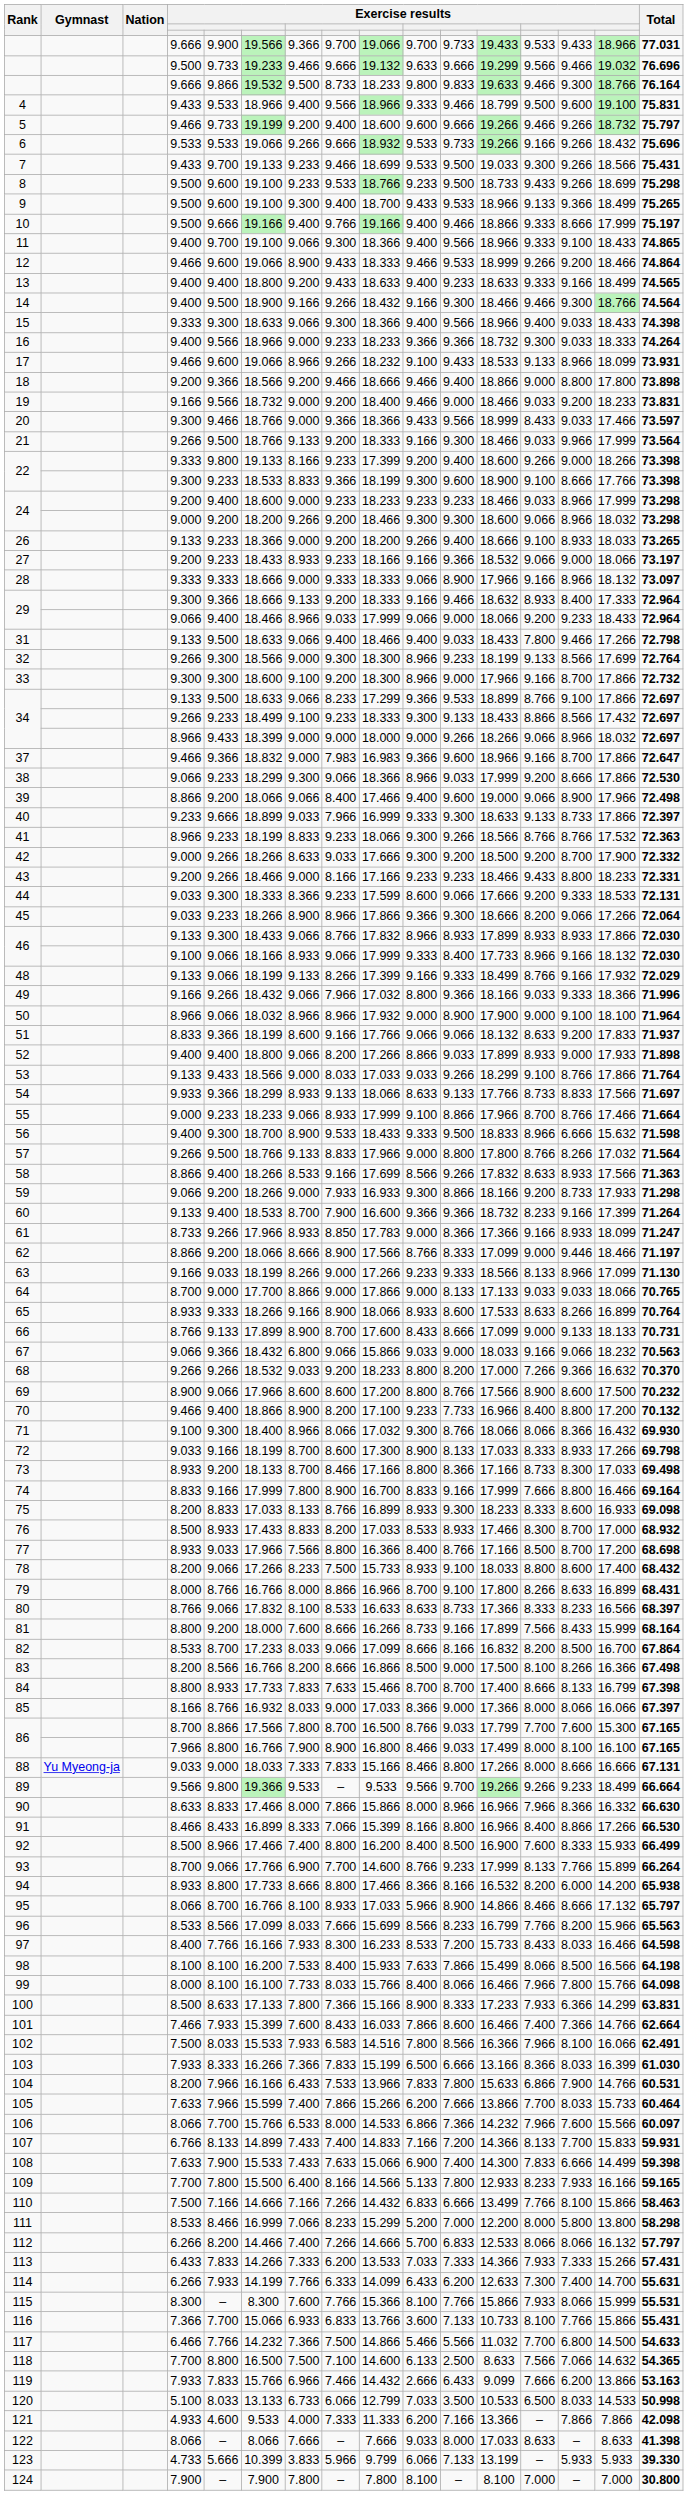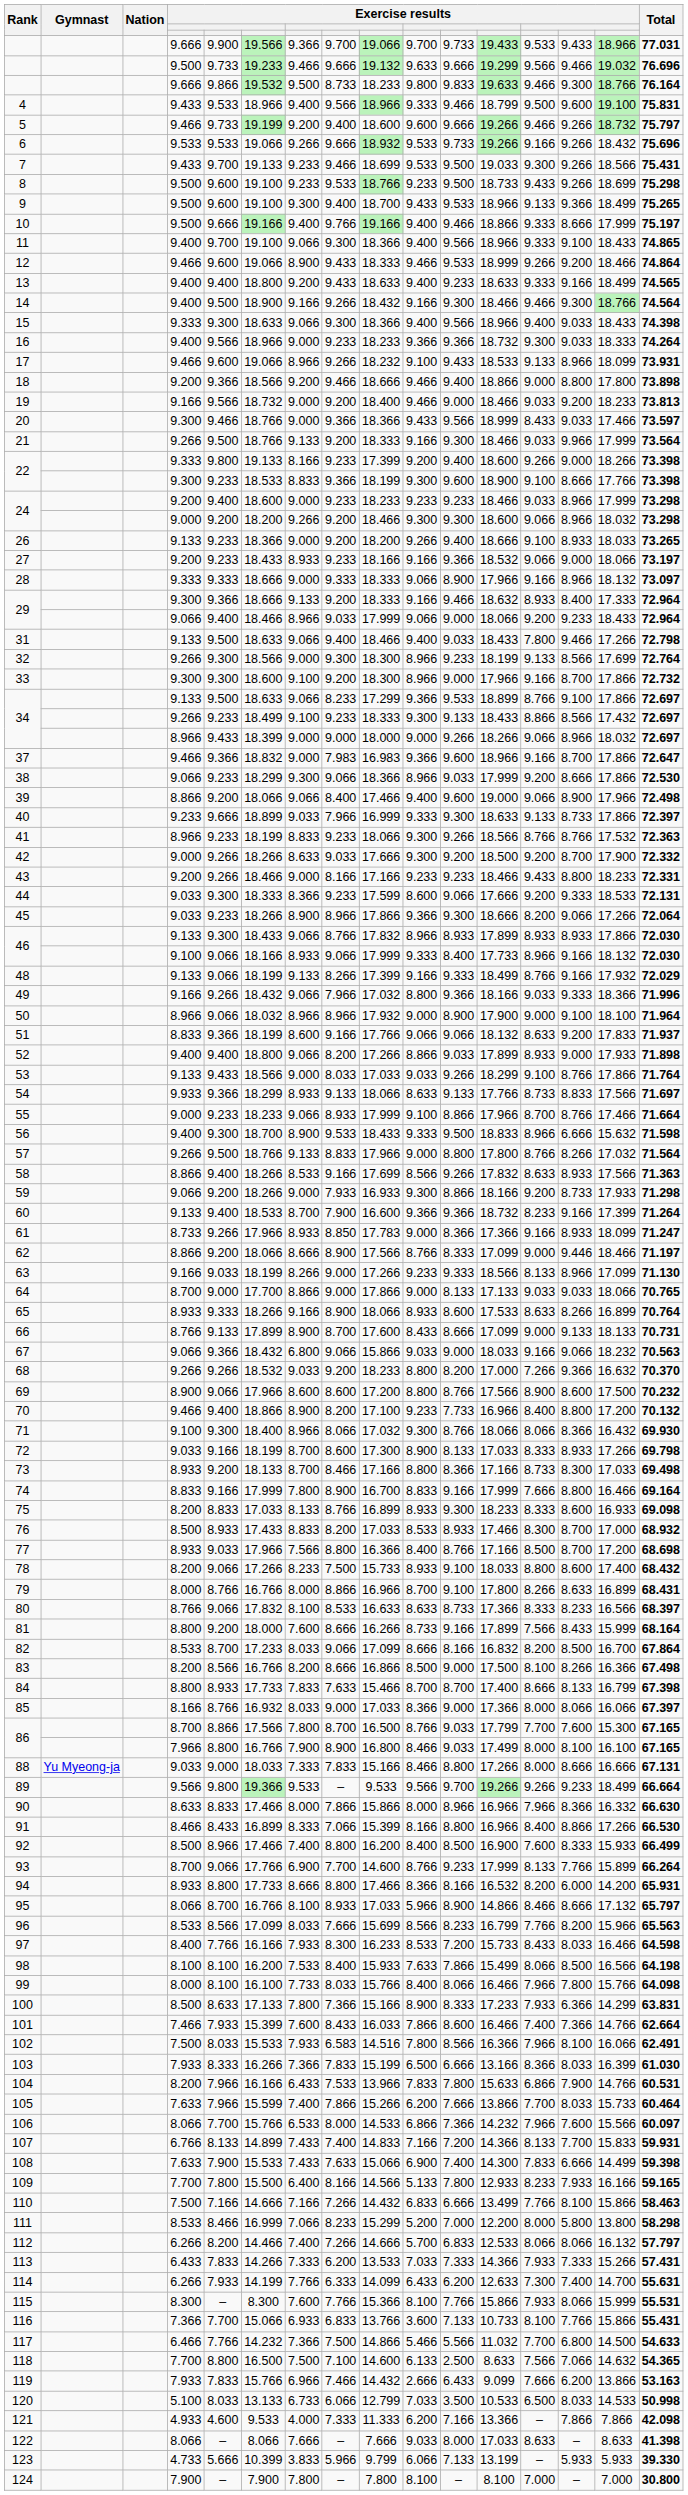(661, 401) 73.831 -> (661, 401) 73.813
(661, 1886) 65.938 -> (661, 1886) 65.931
